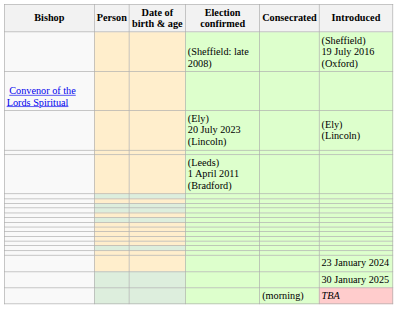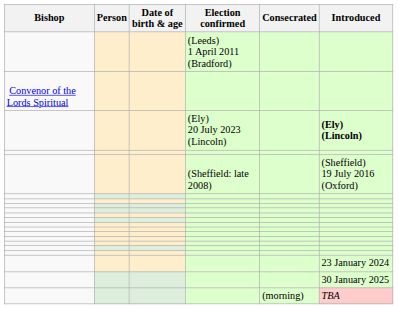rows swapped: (49, 52) <-> (49, 174)
(341, 130) normal -> (342, 130) bold
